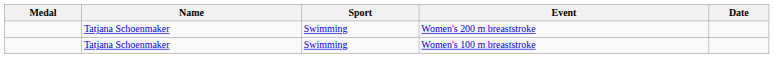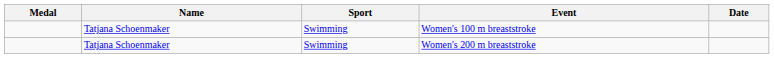rows swapped: (479, 29) <-> (479, 45)
